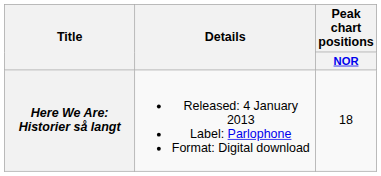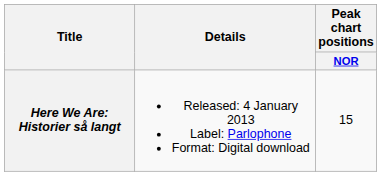(346, 120) 18 -> (346, 120) 15
